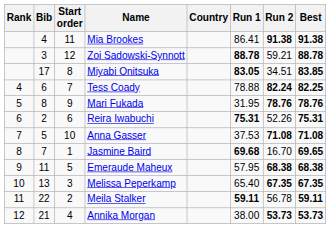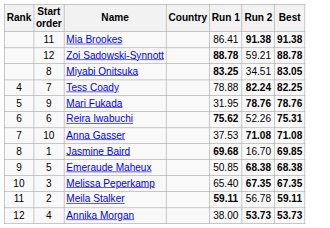- column: (44, 18)
(247, 71) 83.05 -> (226, 71) 83.25
(311, 71) 83.85 -> (290, 71) 83.05
(247, 119) 75.31 -> (226, 119) 75.62
(311, 151) 69.65 -> (290, 151) 69.85
(247, 167) 57.95 -> (226, 167) 50.85
